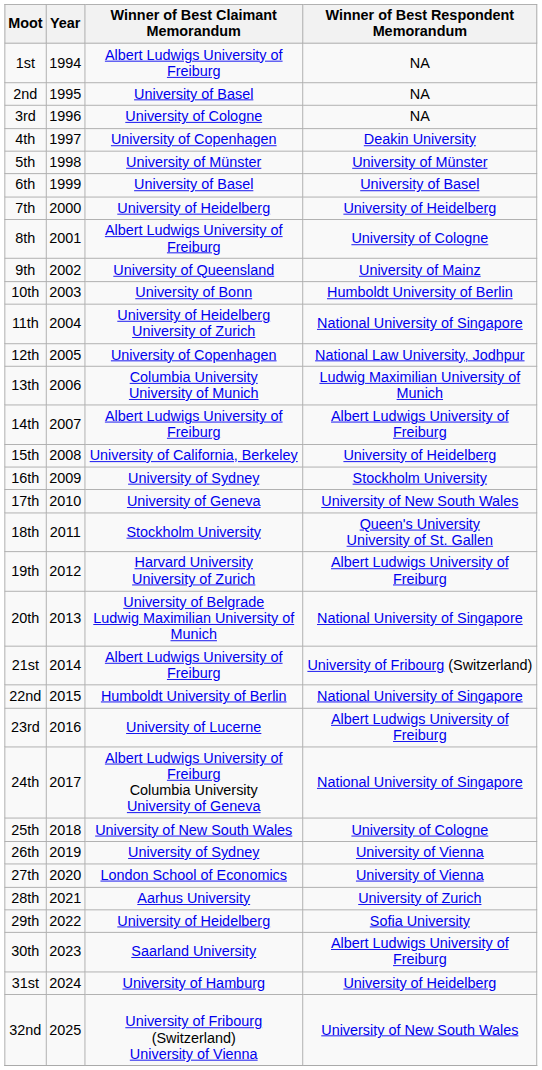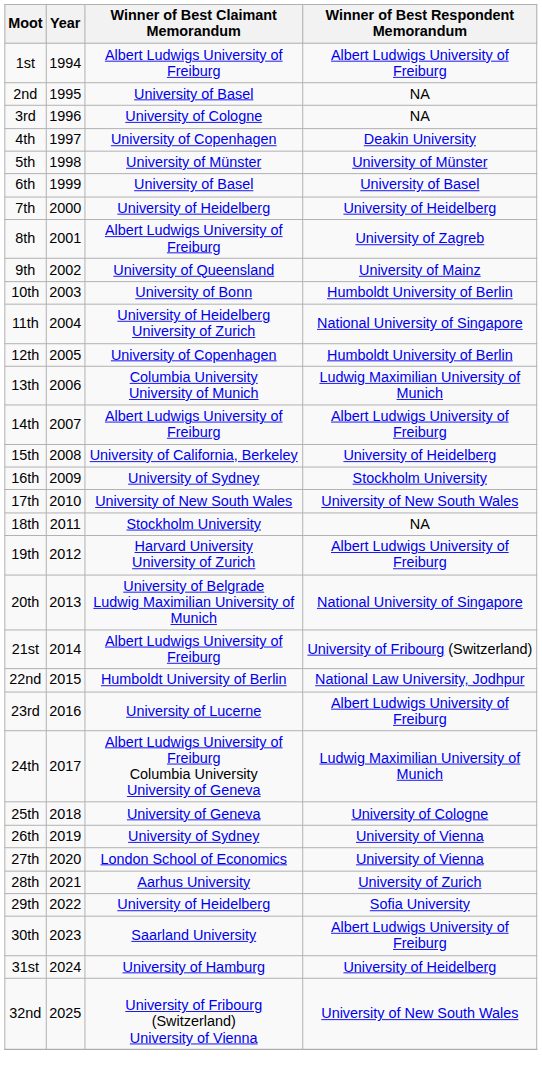(420, 63) NA -> (420, 63) Albert Ludwigs University of Freiburg
(420, 239) University of Cologne -> (420, 239) University of Zagreb
(420, 354) National Law University, Jodhpur -> (420, 354) Humboldt University of Berlin
(194, 501) University of Geneva -> (194, 501) University of New South Wales
(420, 532) Queen's University University of St. Gallen -> (420, 524) NA
(420, 696) National University of Singapore -> (420, 680) National Law University, Jodhpur
(420, 782) National University of Singapore -> (420, 766) Ludwig Maximilian University of Munich
(194, 829) University of New South Wales -> (194, 813) University of Geneva
